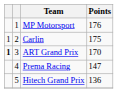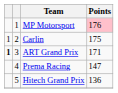(95, 24) no background -> (95, 24) pink background
(95, 52) 170 -> (95, 52) 171
